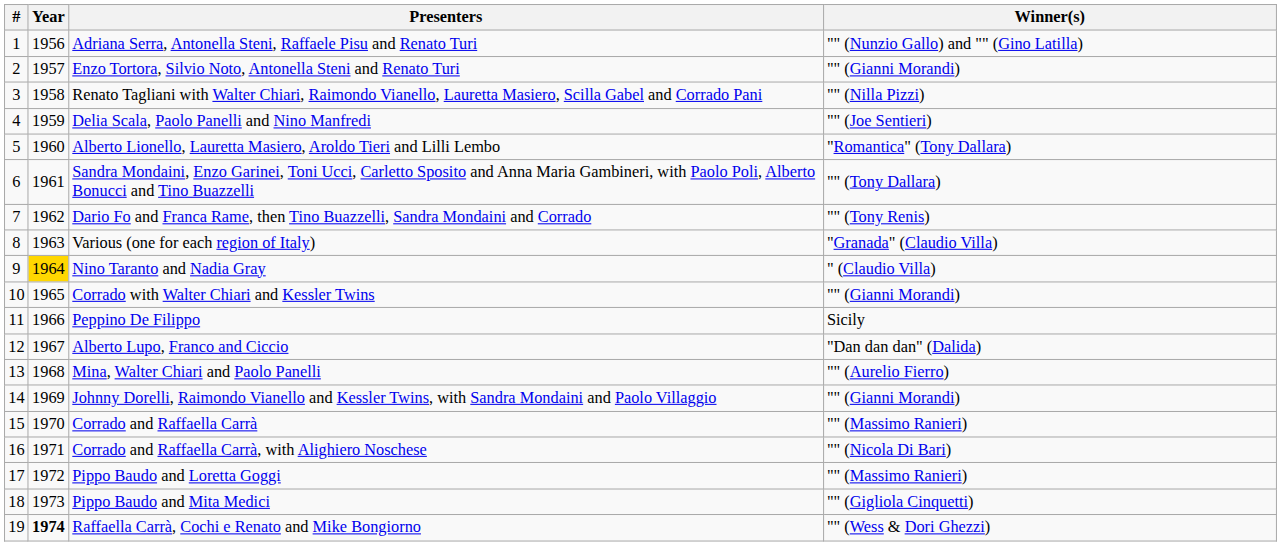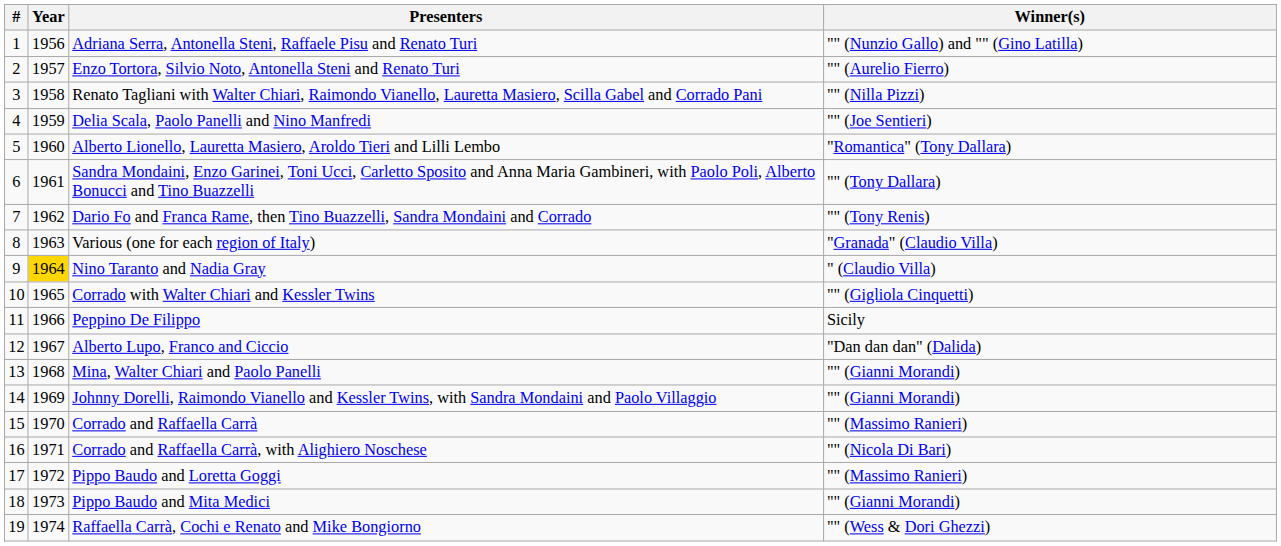(893, 69) "" (Gianni Morandi) -> (888, 69) "" (Aurelio Fierro)
(893, 294) "" (Gianni Morandi) -> (900, 294) "" (Gigliola Cinquetti)
(888, 372) "" (Aurelio Fierro) -> (893, 372) "" (Gianni Morandi)
(900, 501) "" (Gigliola Cinquetti) -> (893, 501) "" (Gianni Morandi)
(48, 527) bold -> (48, 527) normal
